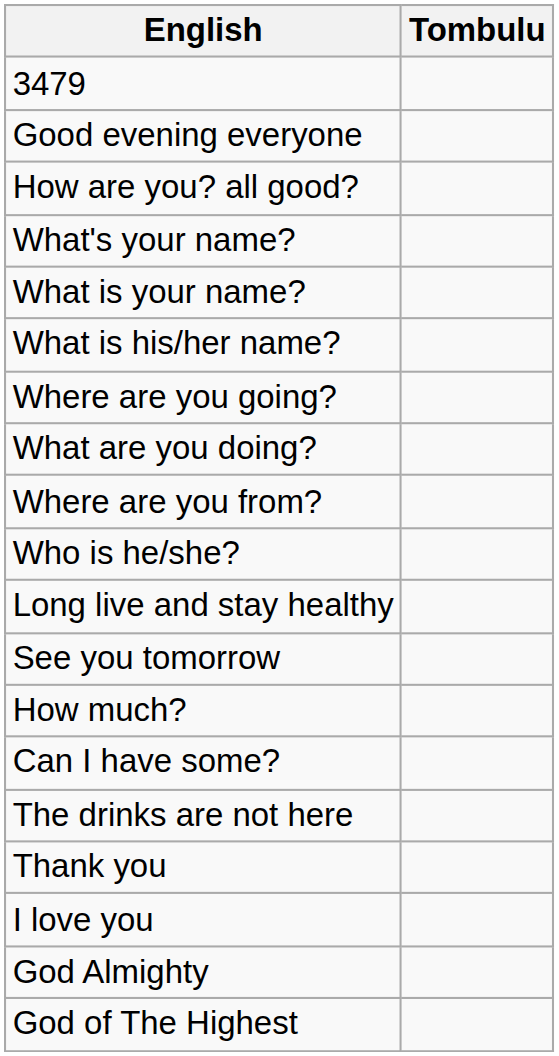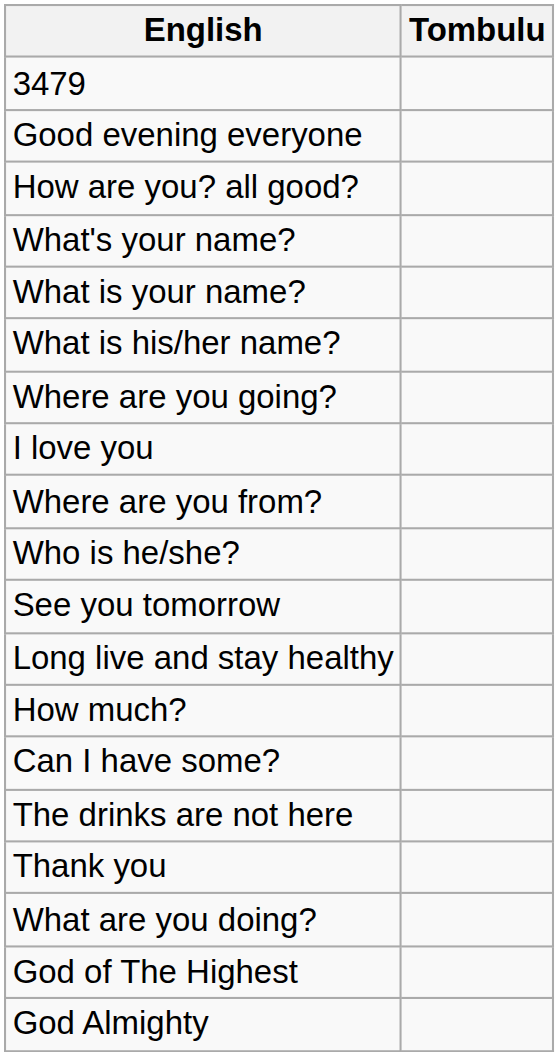rows swapped: (165, 448) <-> (83, 919)
rows swapped: (146, 657) <-> (203, 605)
rows swapped: (155, 1023) <-> (111, 971)
